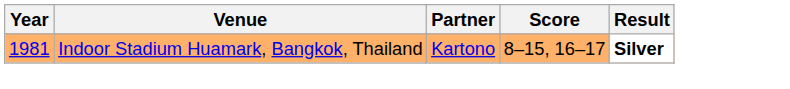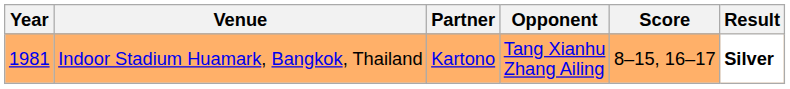+ column: (555, 19)
